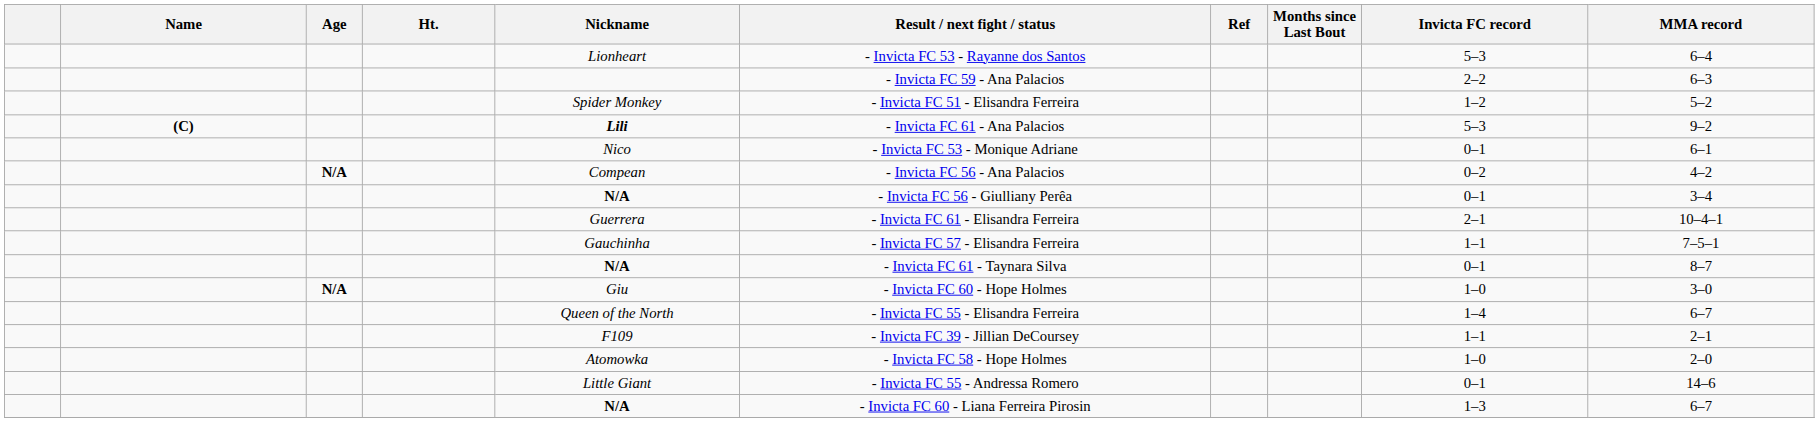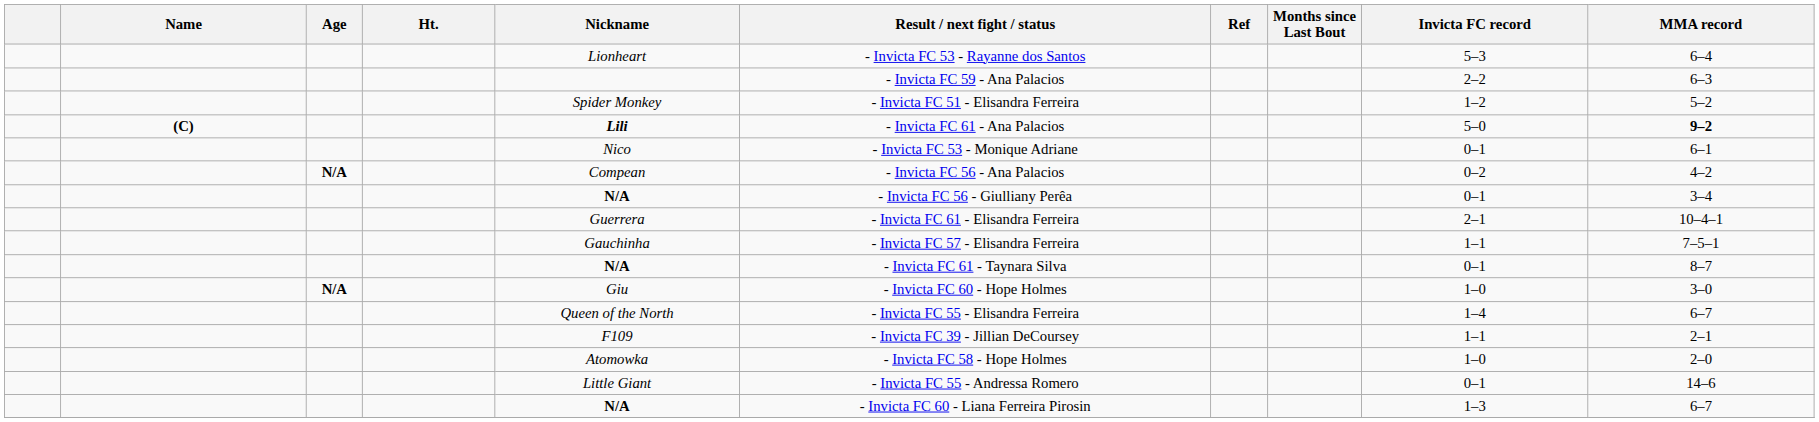(1475, 126) 5–3 -> (1475, 126) 5–0
(1701, 126) normal -> (1701, 126) bold
